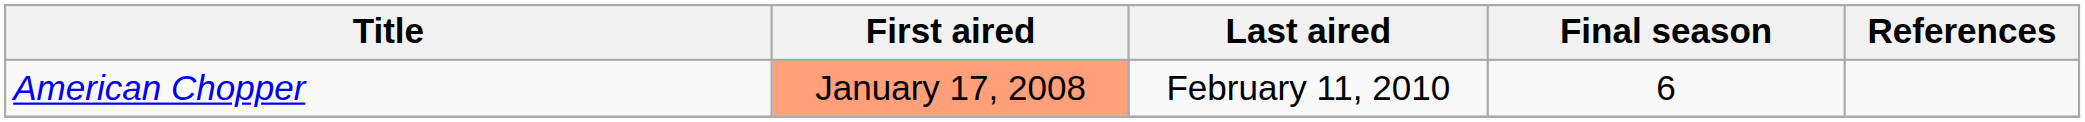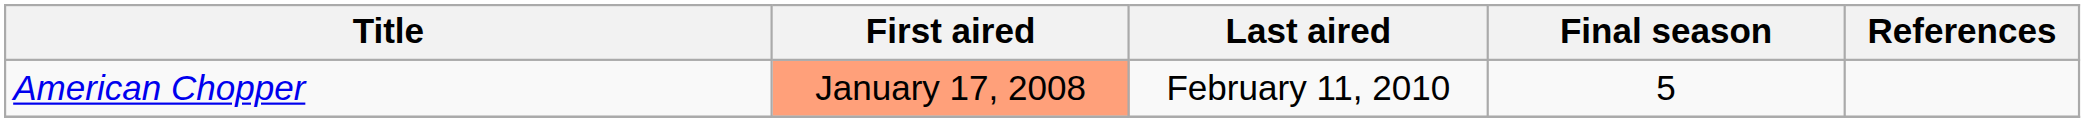(1666, 87) 6 -> (1666, 87) 5
